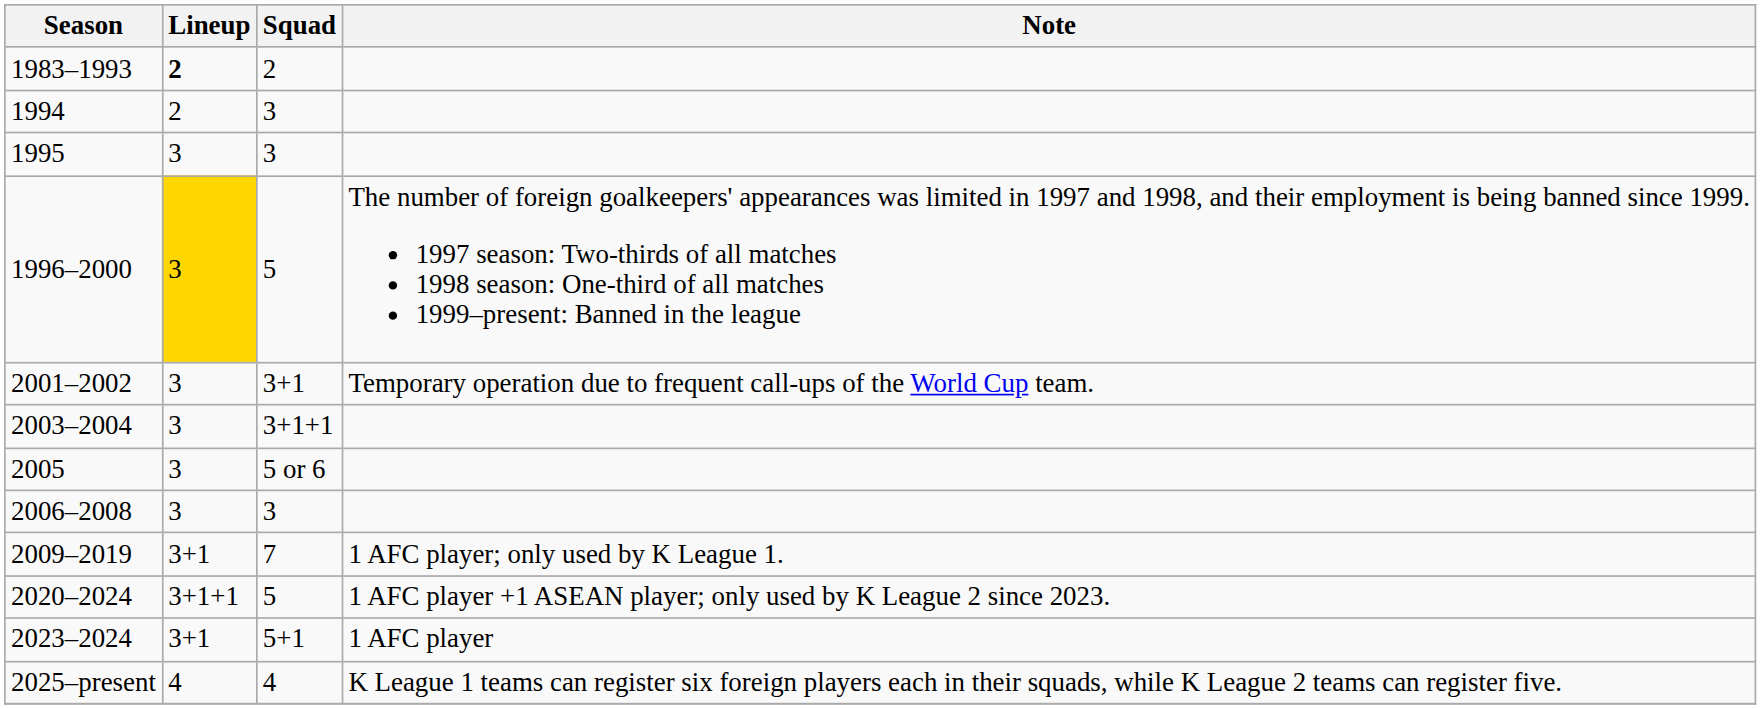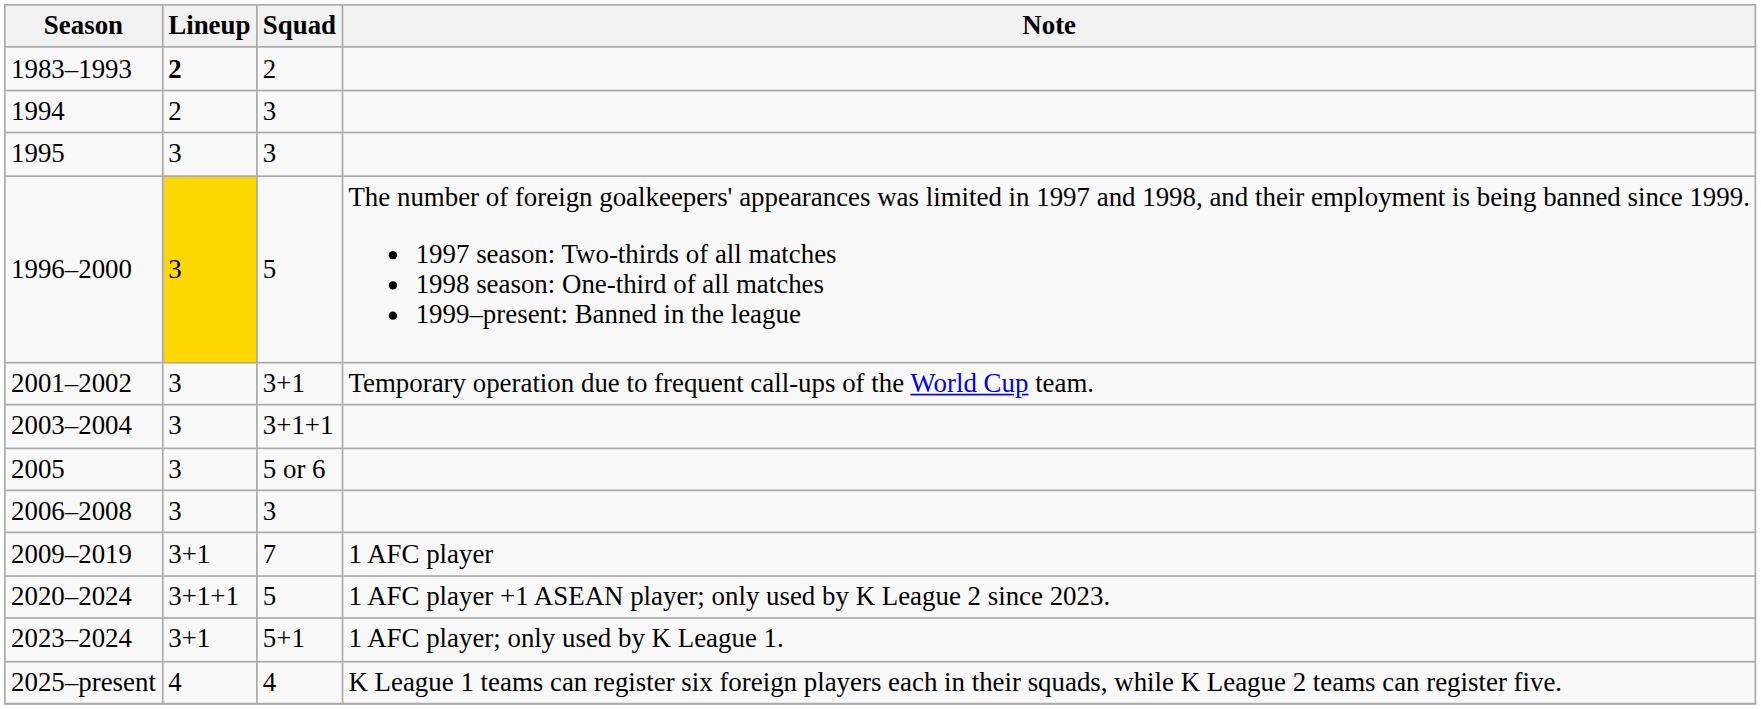(566, 553) 1 AFC player; only used by K League 1. -> (421, 553) 1 AFC player
(421, 639) 1 AFC player -> (566, 639) 1 AFC player; only used by K League 1.
